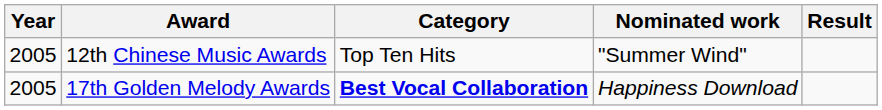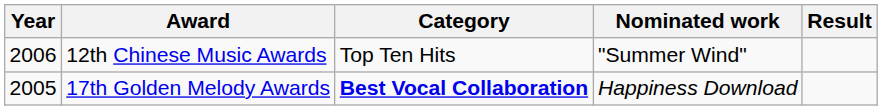(33, 54) 2005 -> (33, 54) 2006
